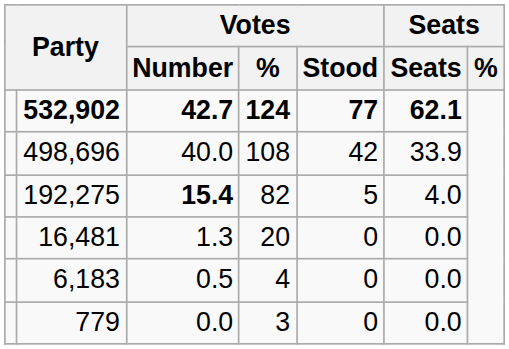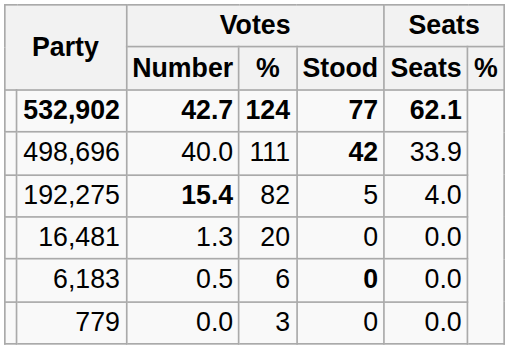(268, 152) 108 -> (270, 152) 111
(363, 152) normal -> (363, 152) bold
(283, 279) 4 -> (283, 279) 6
(371, 279) normal -> (371, 279) bold
